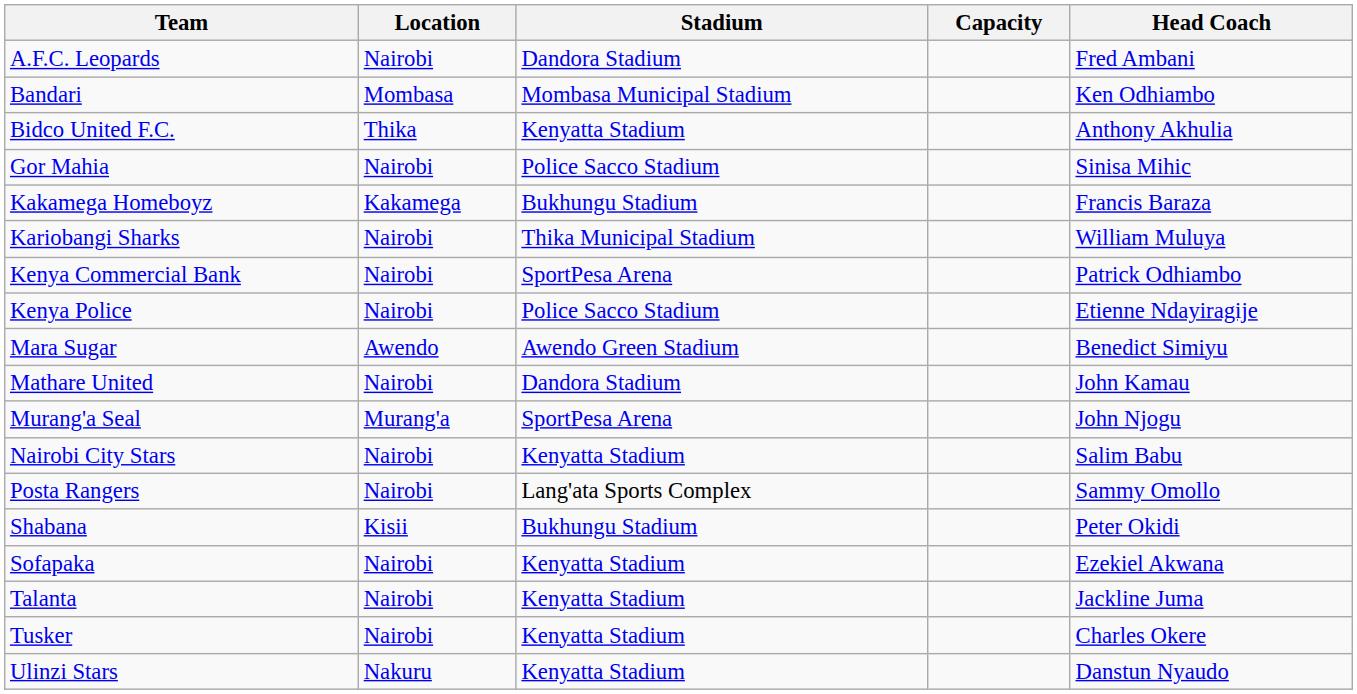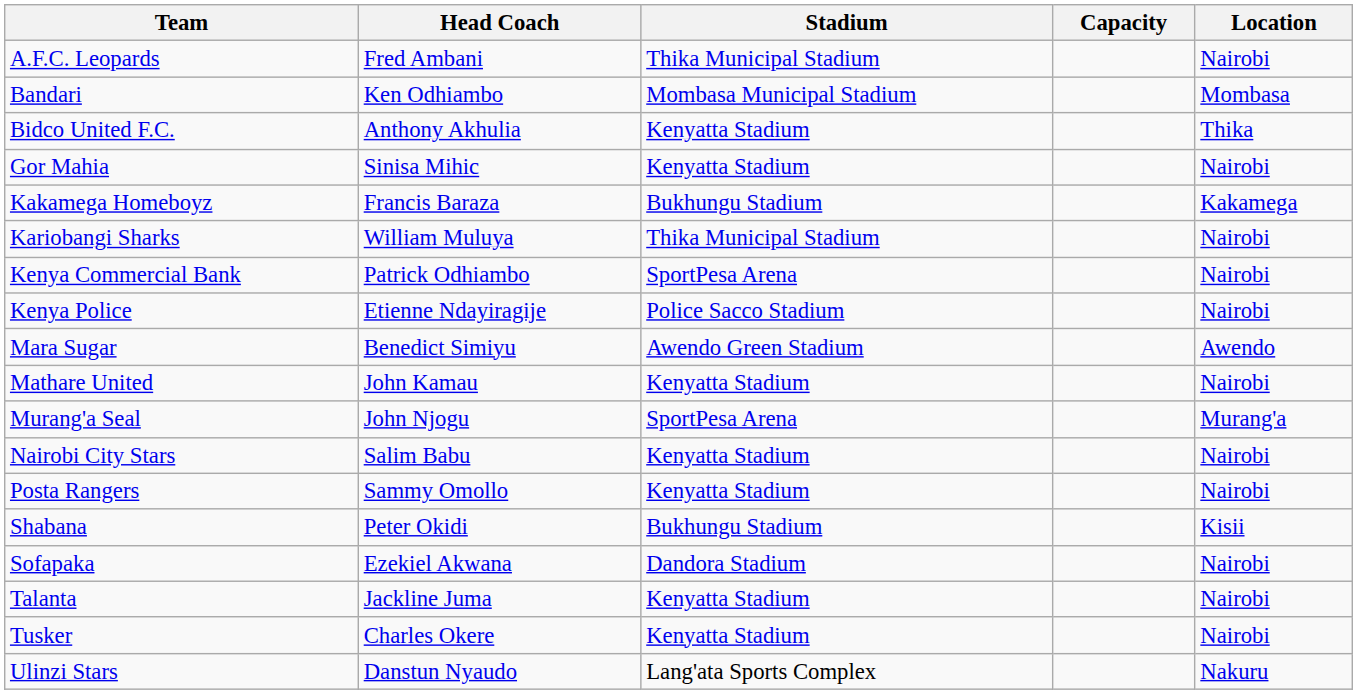columns swapped: (437, 22) <-> (1212, 22)
(601, 58) Dandora Stadium -> (763, 58) Thika Municipal Stadium
(620, 166) Police Sacco Stadium -> (728, 166) Kenyatta Stadium
(601, 382) Dandora Stadium -> (728, 382) Kenyatta Stadium
(636, 490) Lang'ata Sports Complex -> (728, 490) Kenyatta Stadium
(603, 563) Kenyatta Stadium -> (726, 563) Dandora Stadium
(603, 671) Kenyatta Stadium -> (761, 671) Lang'ata Sports Complex
